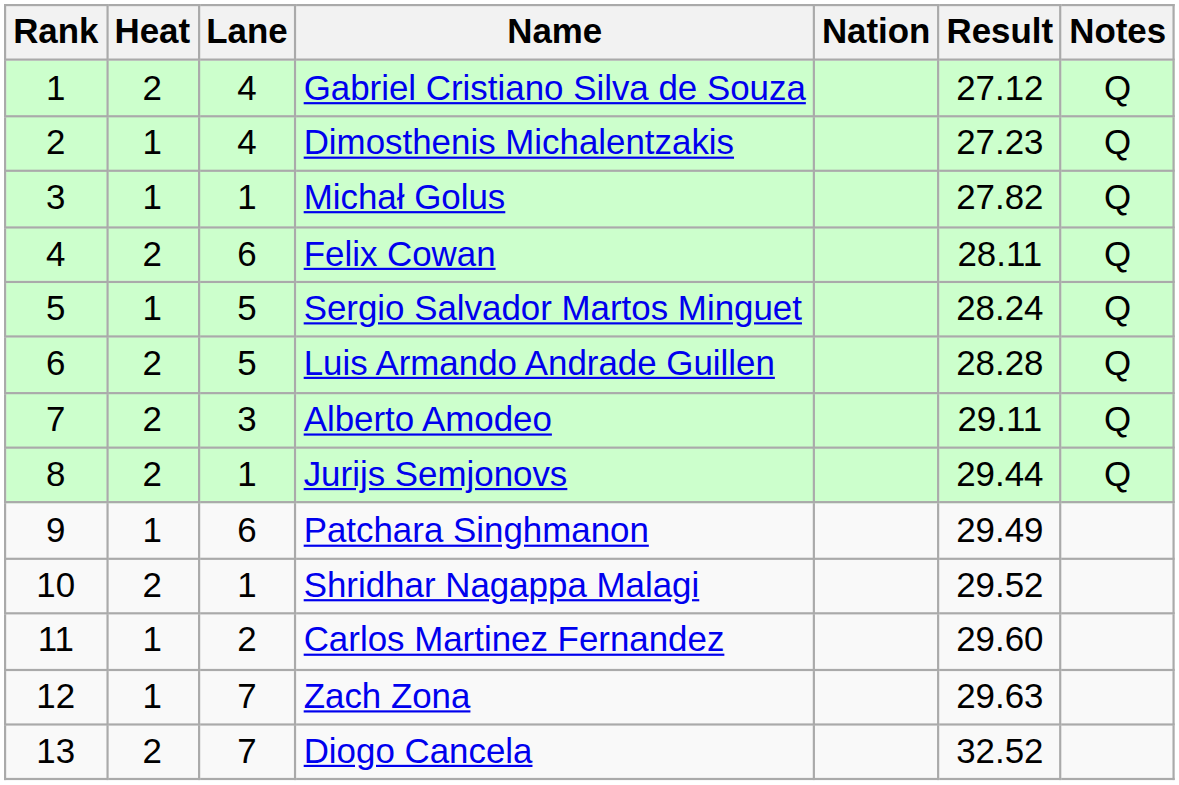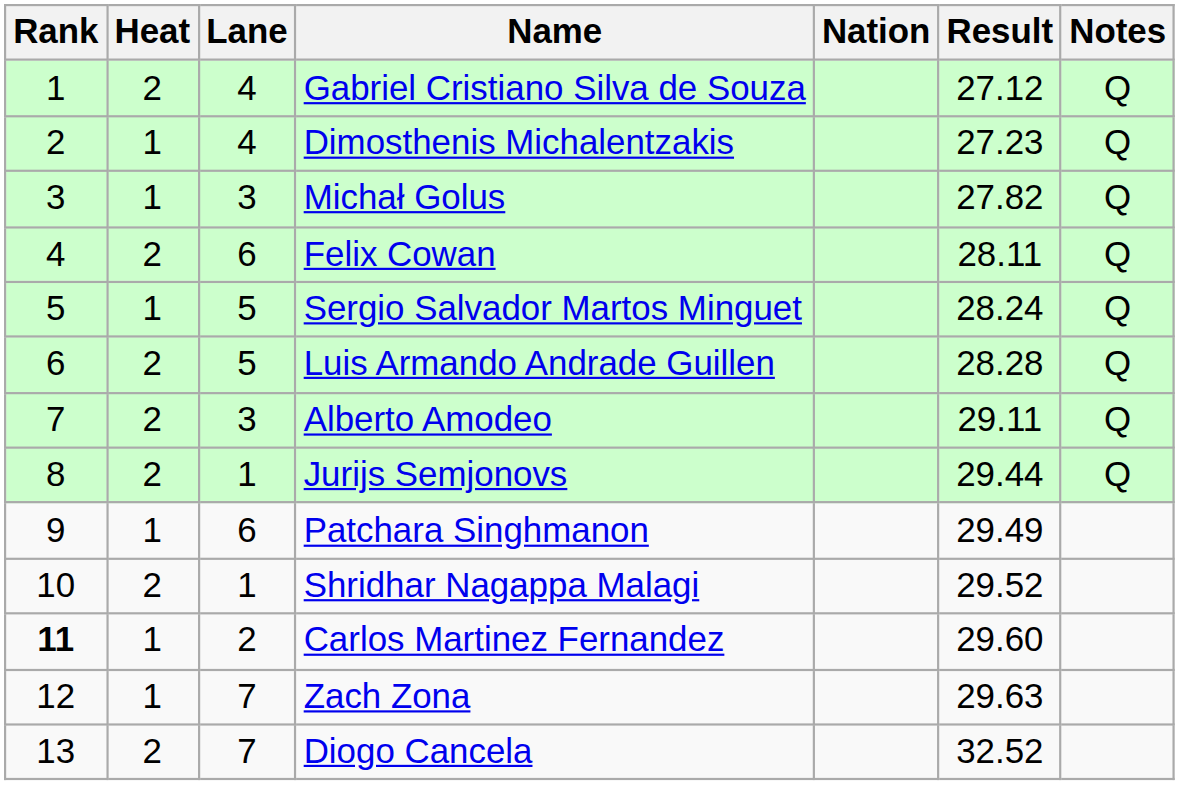(247, 198) 1 -> (247, 198) 3
(56, 640) normal -> (56, 640) bold
